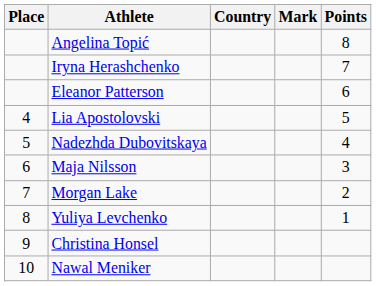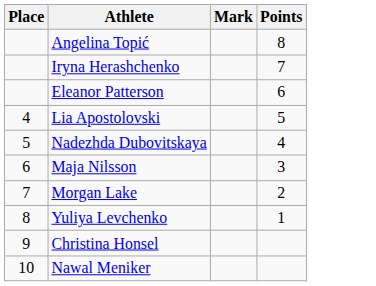- column: (243, 17)
